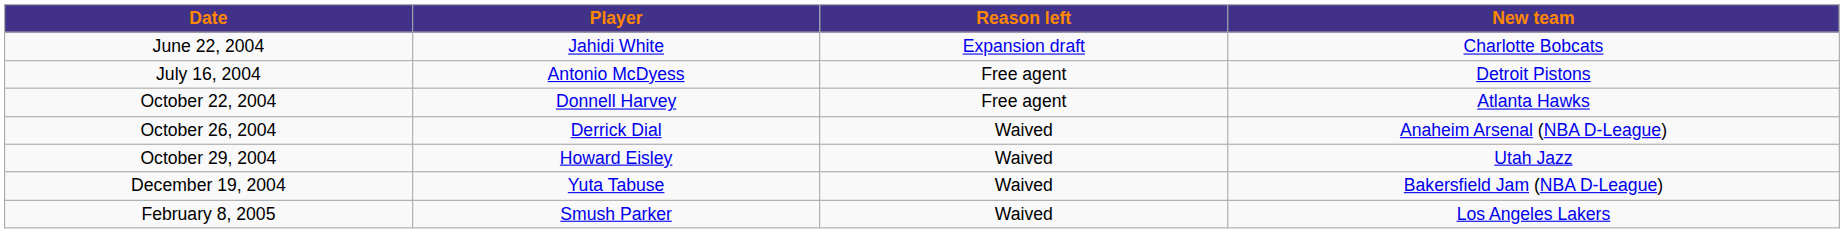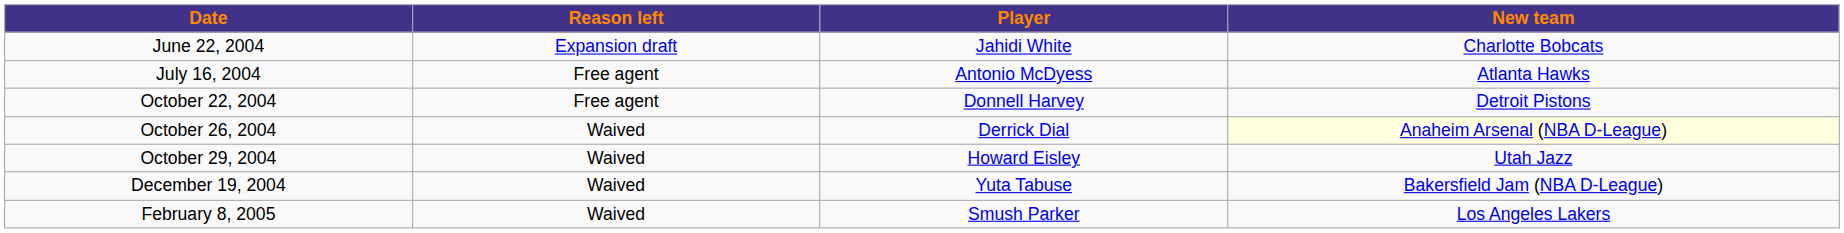columns swapped: (616, 18) <-> (1024, 18)
(1533, 74) Detroit Pistons -> (1533, 74) Atlanta Hawks
(1533, 102) Atlanta Hawks -> (1533, 102) Detroit Pistons
(1533, 130) no background -> (1533, 130) lightyellow background
